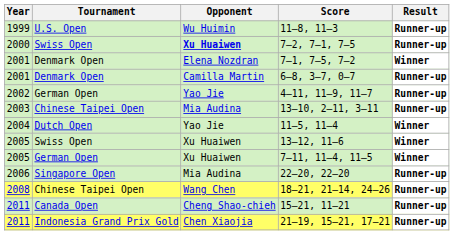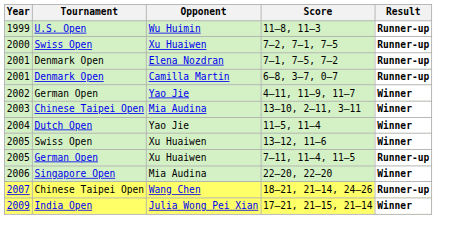(212, 44) bold -> (178, 44) normal
(412, 61) Winner -> (403, 61) Runner-up
(421, 93) Runner-up -> (395, 93) Winner
(421, 109) Runner-up -> (395, 109) Winner
(412, 157) Winner -> (403, 157) Runner-up
(421, 173) Runner-up -> (395, 173) Winner
(18, 189) 2008 -> (18, 189) 2007
+ row: (318, 206)
- row: (315, 206)
- row: (335, 222)
